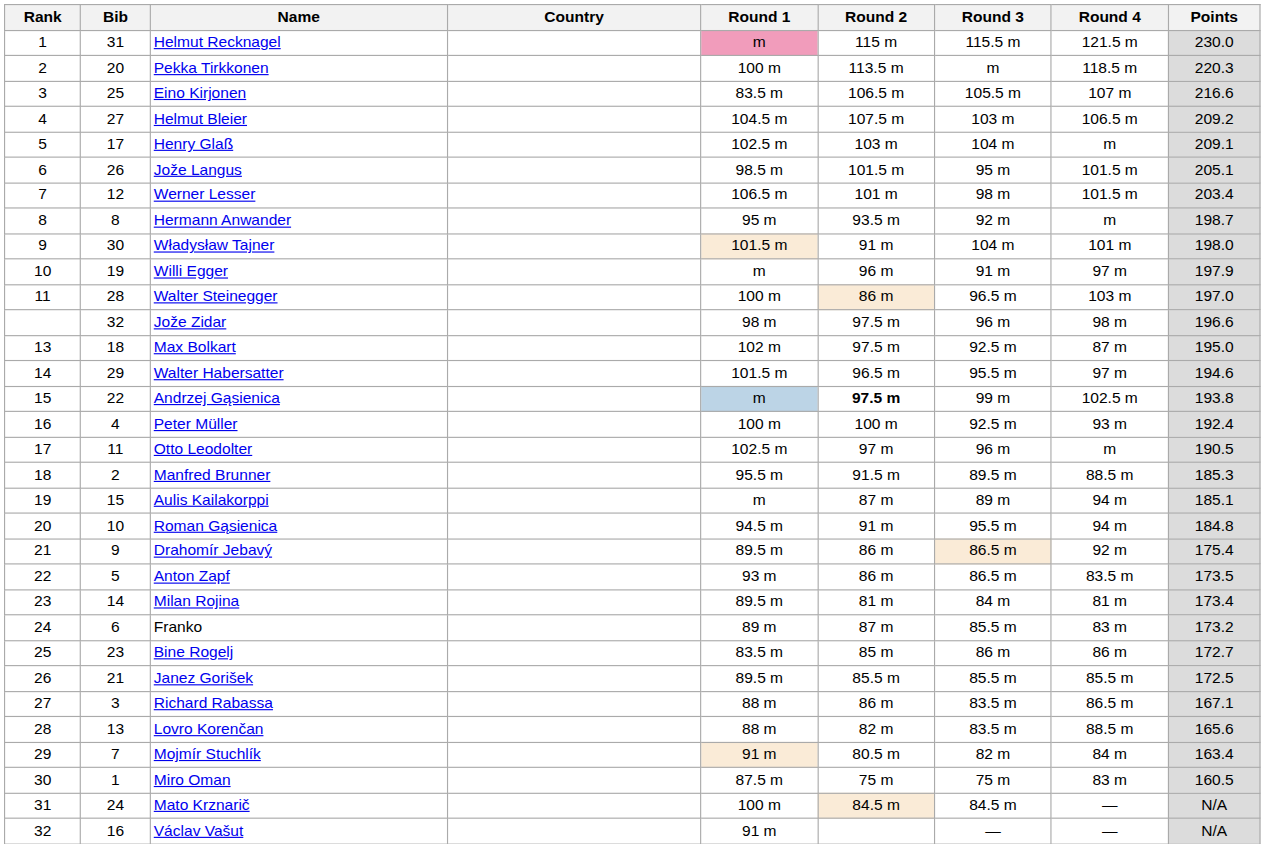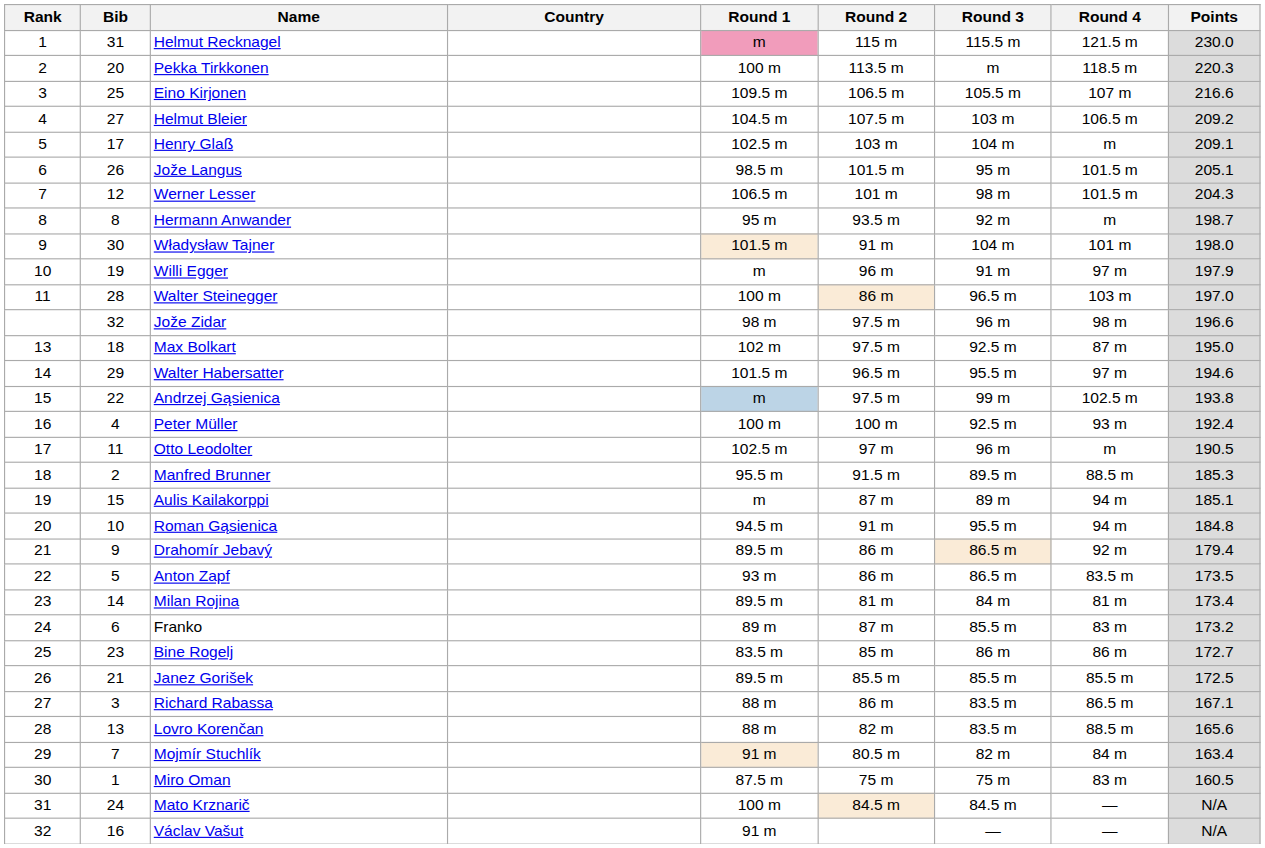(759, 93) 83.5 m -> (759, 93) 109.5 m
(1214, 194) 203.4 -> (1214, 194) 204.3
(876, 398) bold -> (876, 398) normal
(1214, 550) 175.4 -> (1214, 550) 179.4
